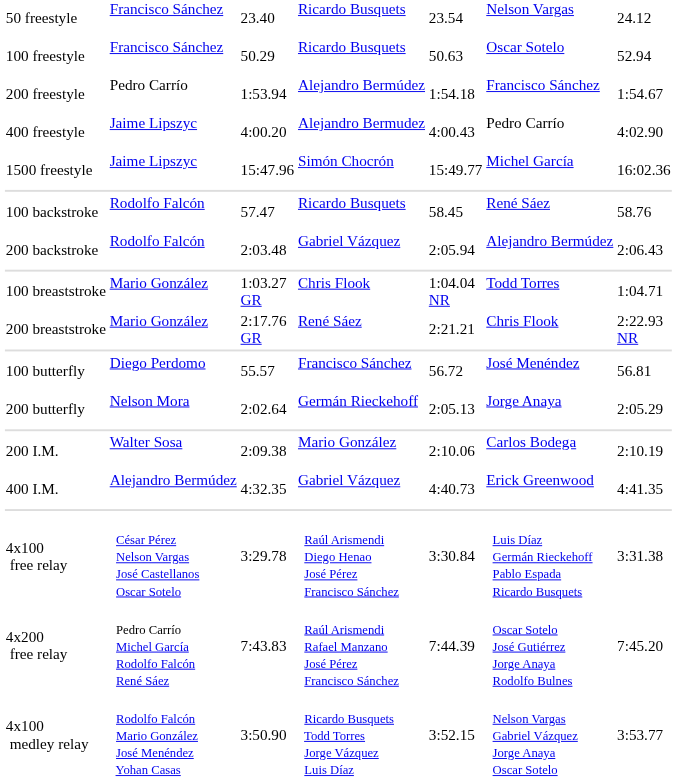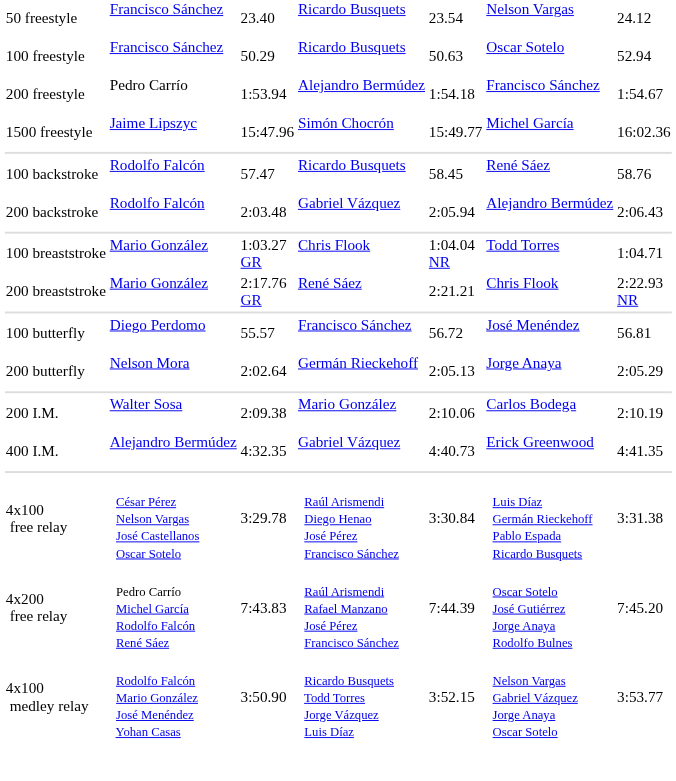- row: (45, 131)
